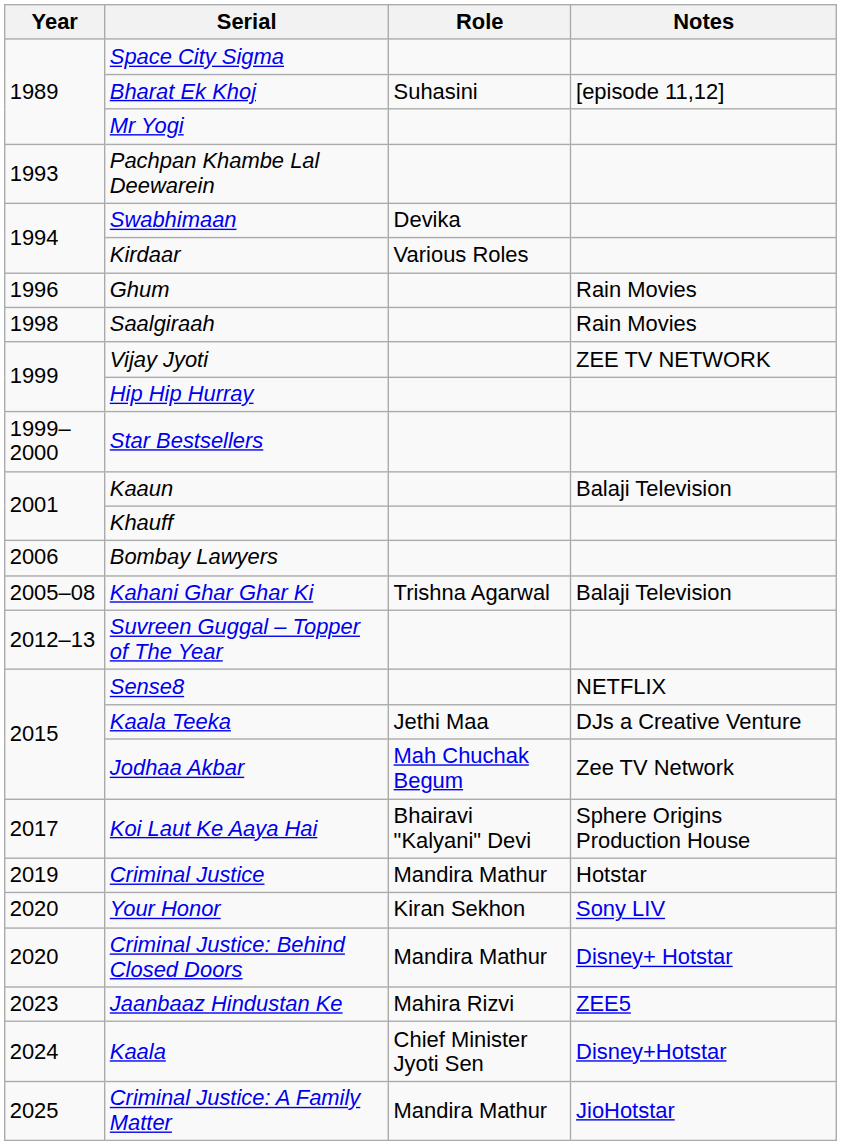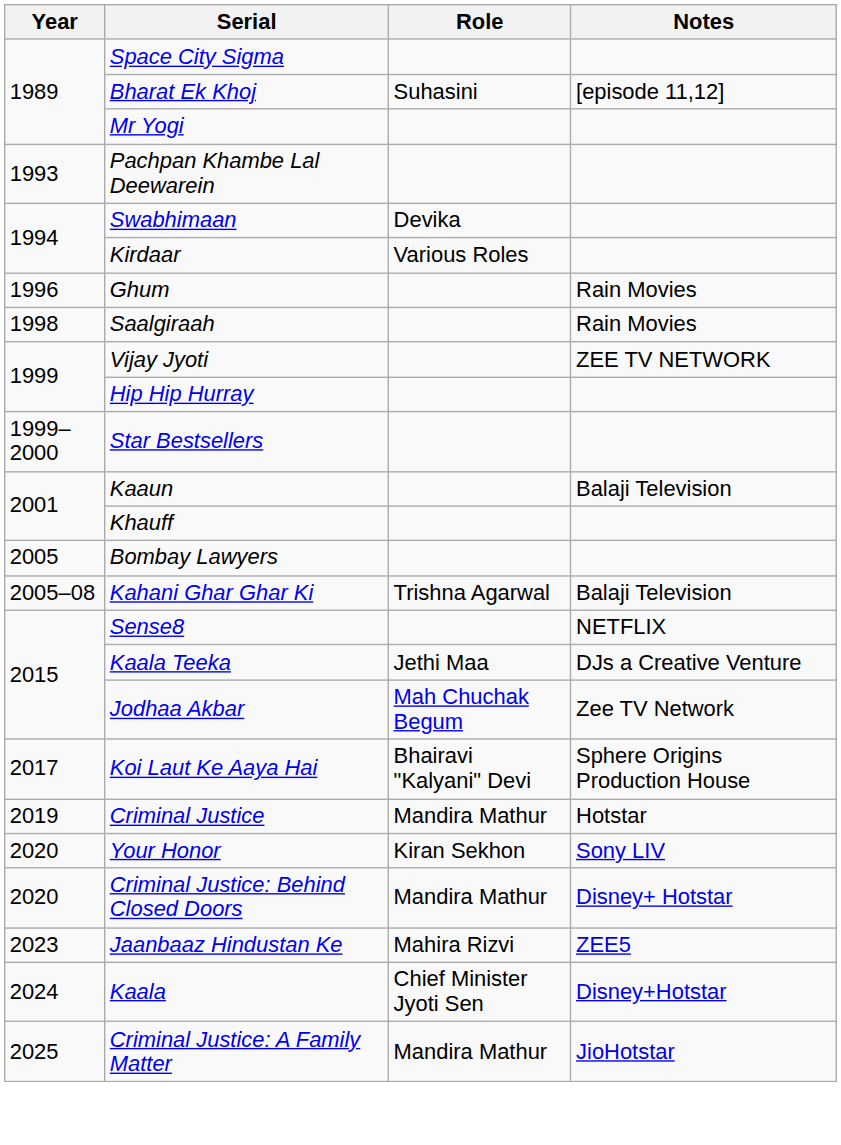(34, 557) 2006 -> (34, 557) 2005
- row: (235, 639)
